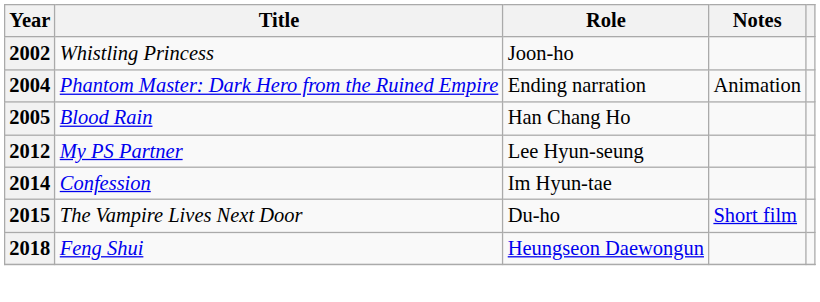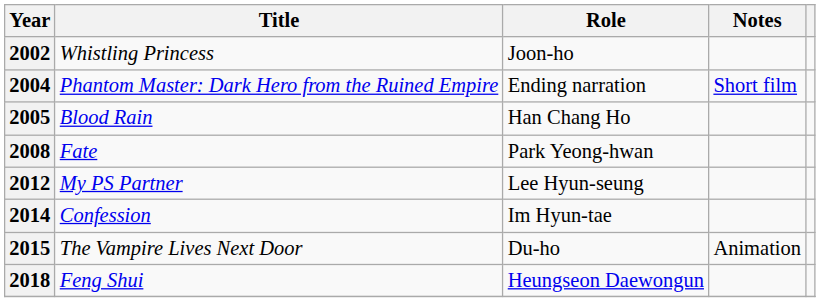(757, 85) Animation -> (755, 85) Short film
+ row: (30, 150)
(755, 215) Short film -> (757, 248) Animation
